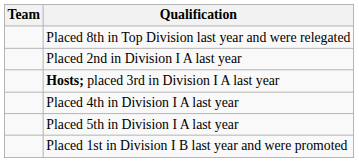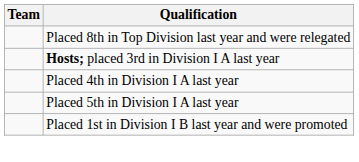- row: (144, 59)
